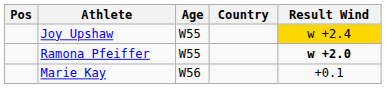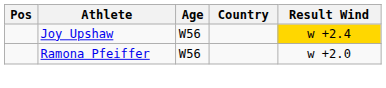(190, 34) W55 -> (190, 34) W56
(190, 54) W55 -> (190, 54) W56
(329, 54) bold -> (329, 54) normal
- row: (73, 73)
